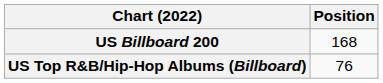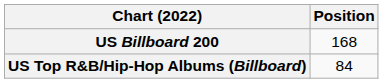(344, 66) 76 -> (344, 66) 84
